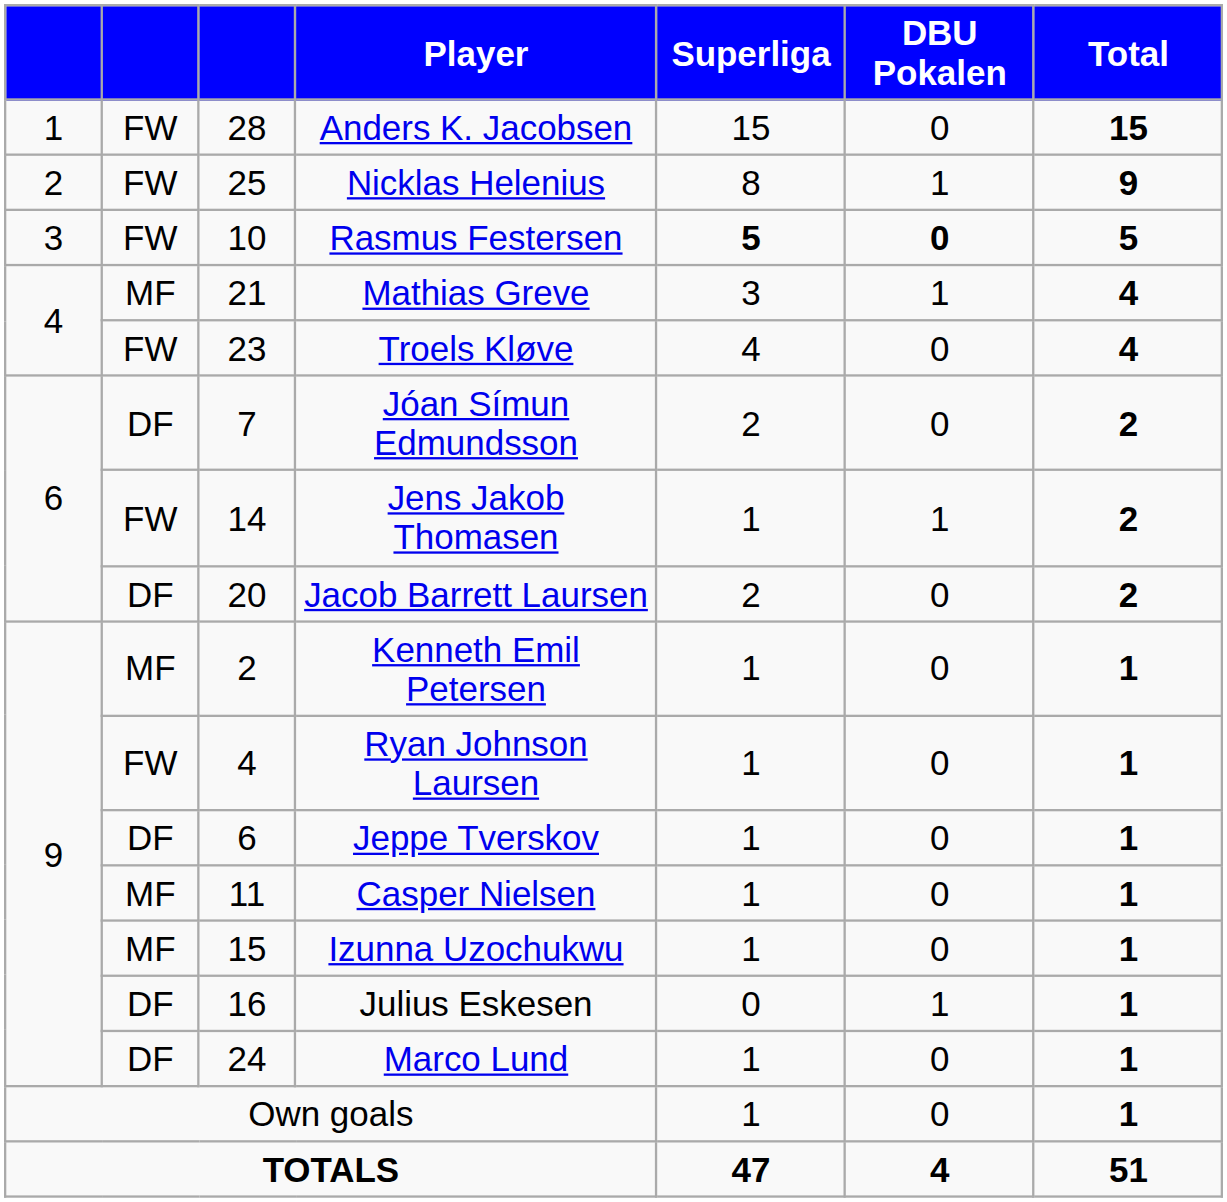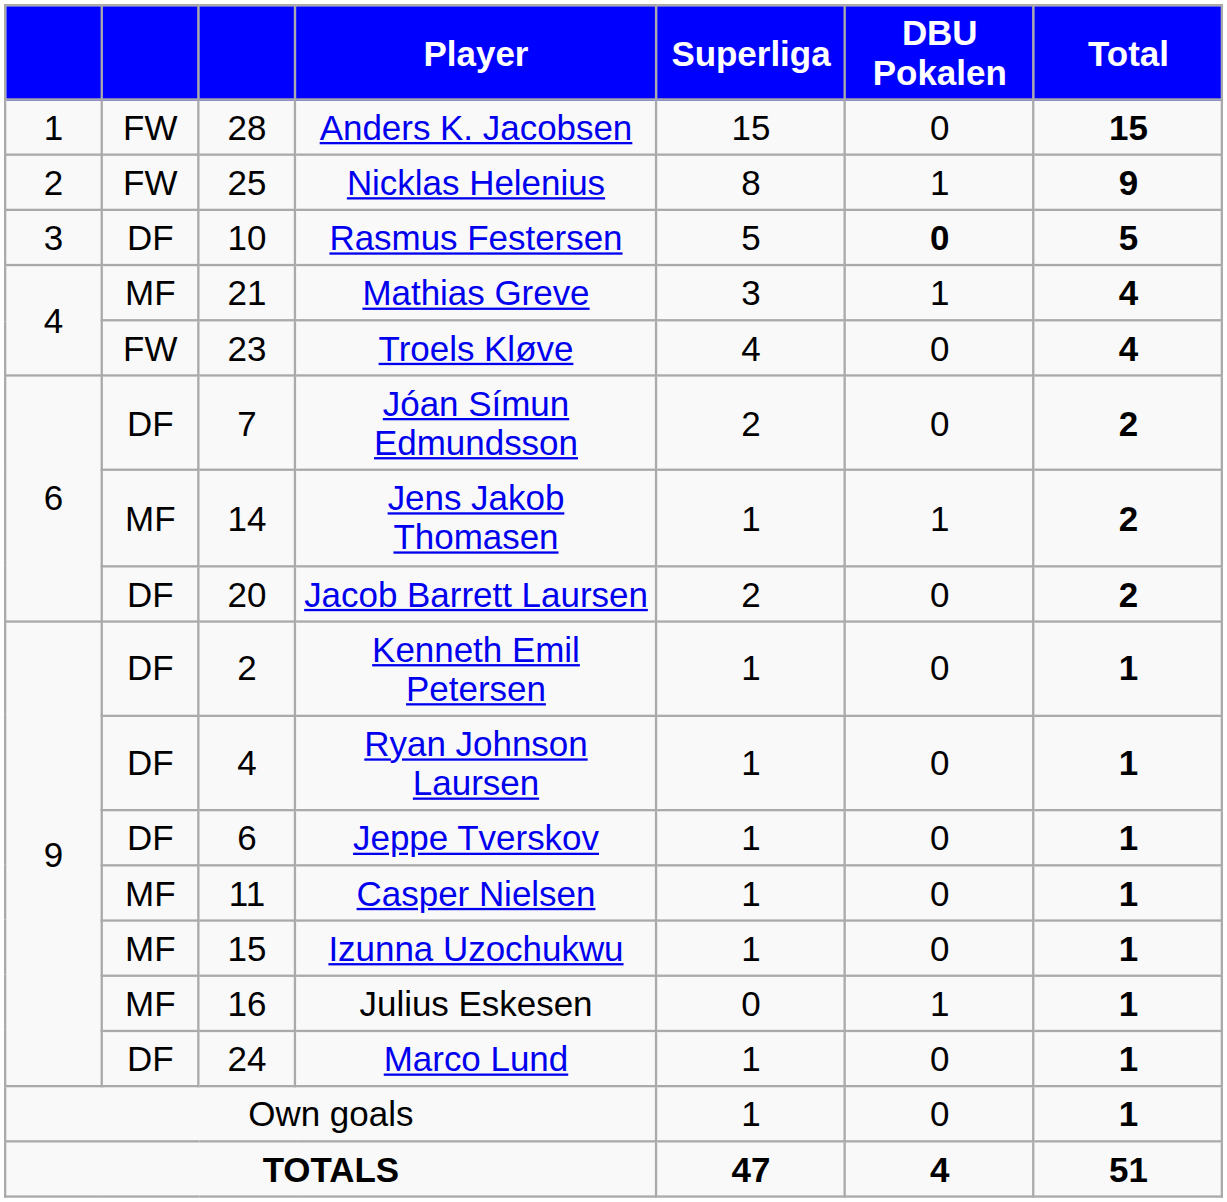(150, 238) FW -> (150, 238) DF
(751, 238) bold -> (751, 238) normal
(150, 518) FW -> (150, 518) MF
(150, 668) MF -> (150, 668) DF
(150, 762) FW -> (150, 762) DF
(150, 1003) DF -> (150, 1003) MF
